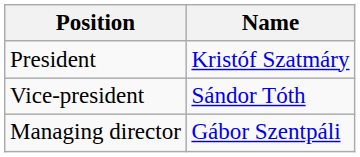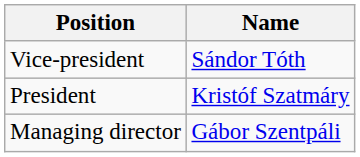rows swapped: (53, 59) <-> (77, 95)
